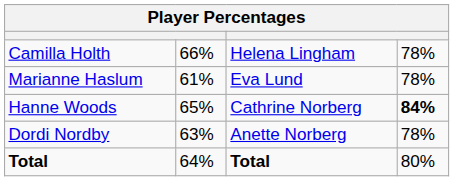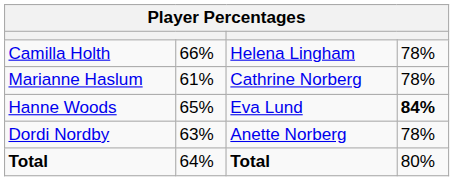(267, 80) Eva Lund -> (296, 80) Cathrine Norberg
(296, 107) Cathrine Norberg -> (267, 107) Eva Lund
